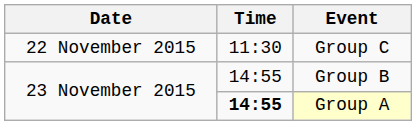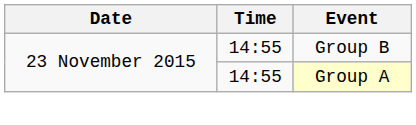- row: (352, 48)
(255, 106) bold -> (255, 77) normal
